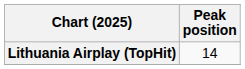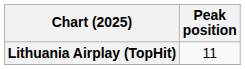(210, 53) 14 -> (210, 53) 11
